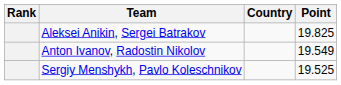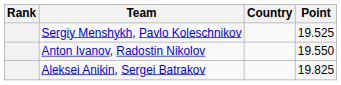rows swapped: (123, 32) <-> (142, 70)
(316, 51) 19.549 -> (316, 51) 19.550
